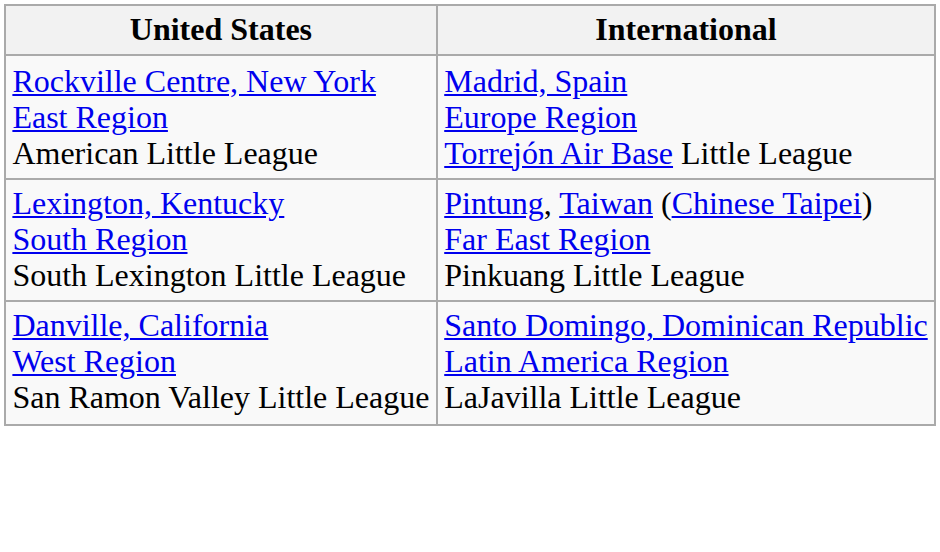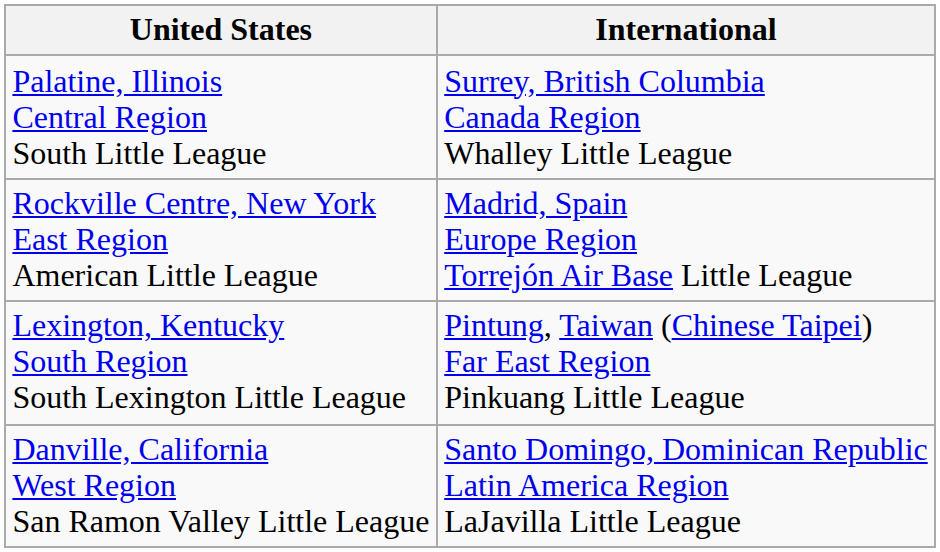+ row: (139, 116)
